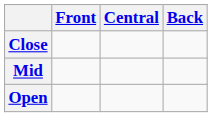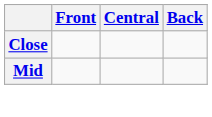- row: (28, 97)
